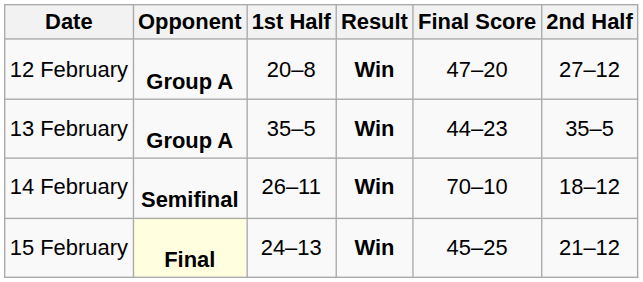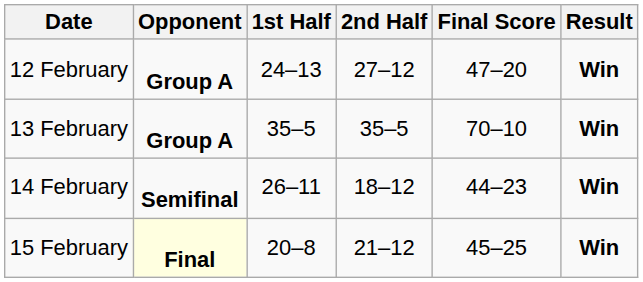columns swapped: (590, 21) <-> (374, 21)
(291, 68) 20–8 -> (291, 68) 24–13
(477, 128) 44–23 -> (497, 128) 70–10
(477, 187) 70–10 -> (497, 187) 44–23
(291, 247) 24–13 -> (291, 247) 20–8
